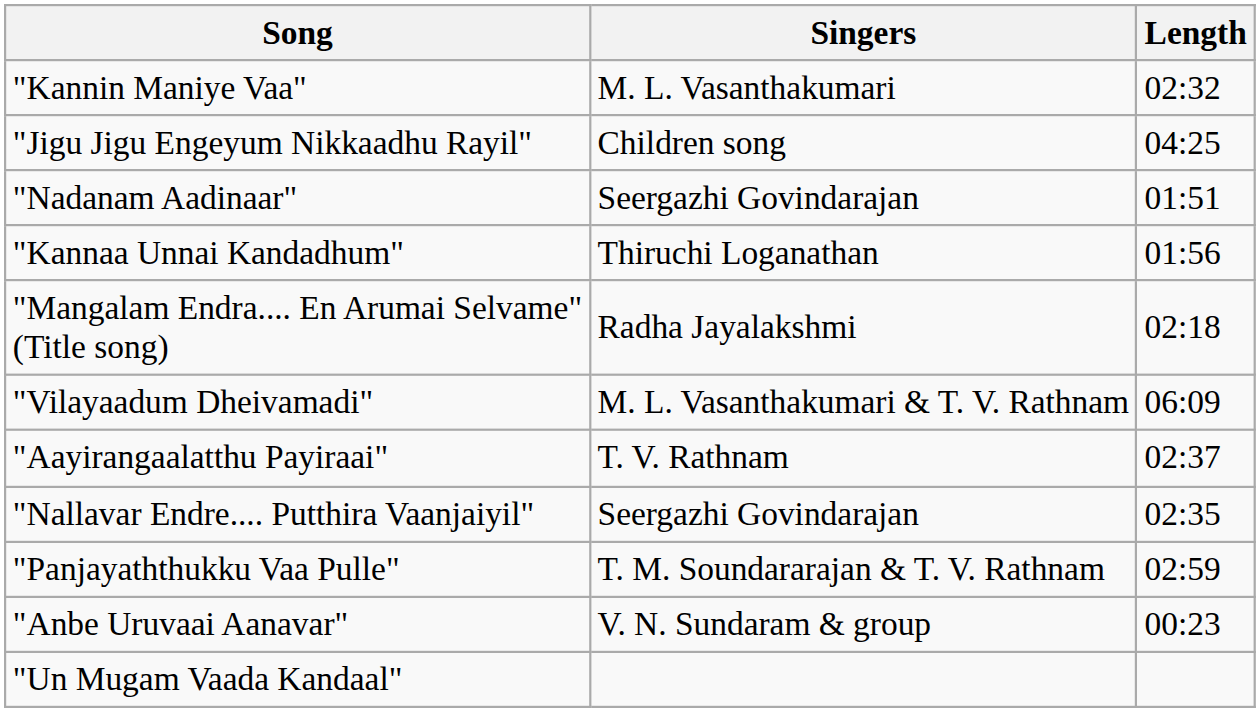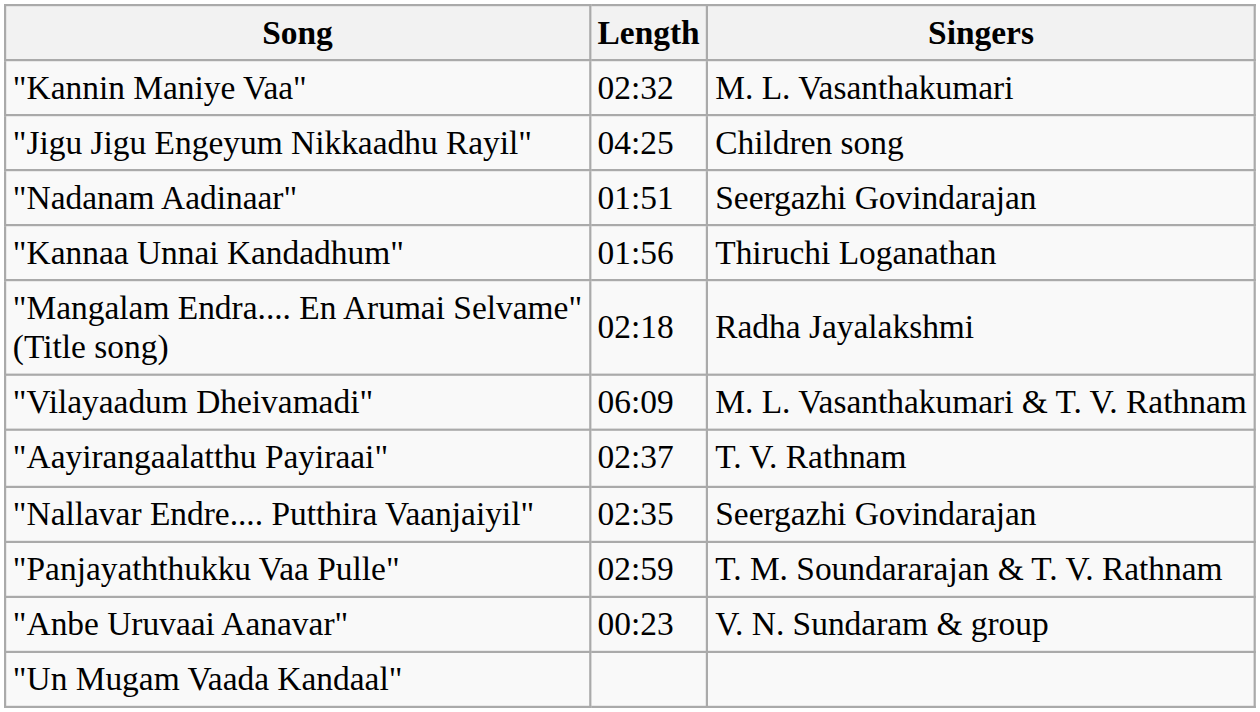columns swapped: (863, 32) <-> (1196, 32)
